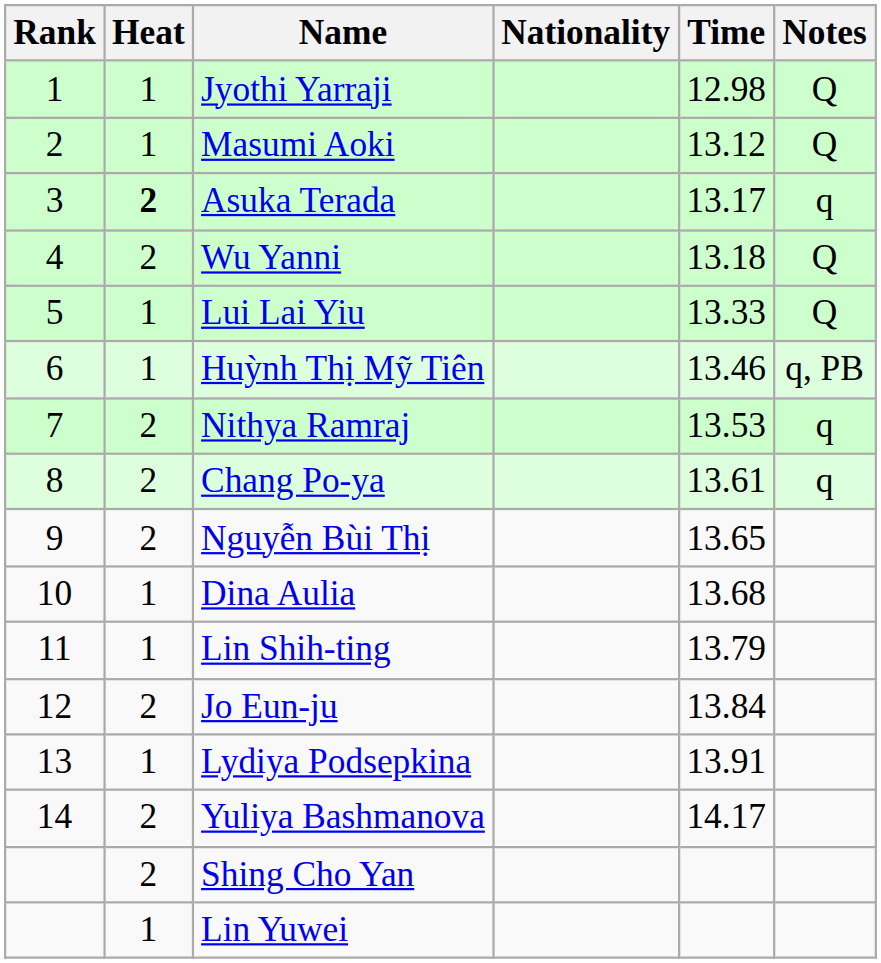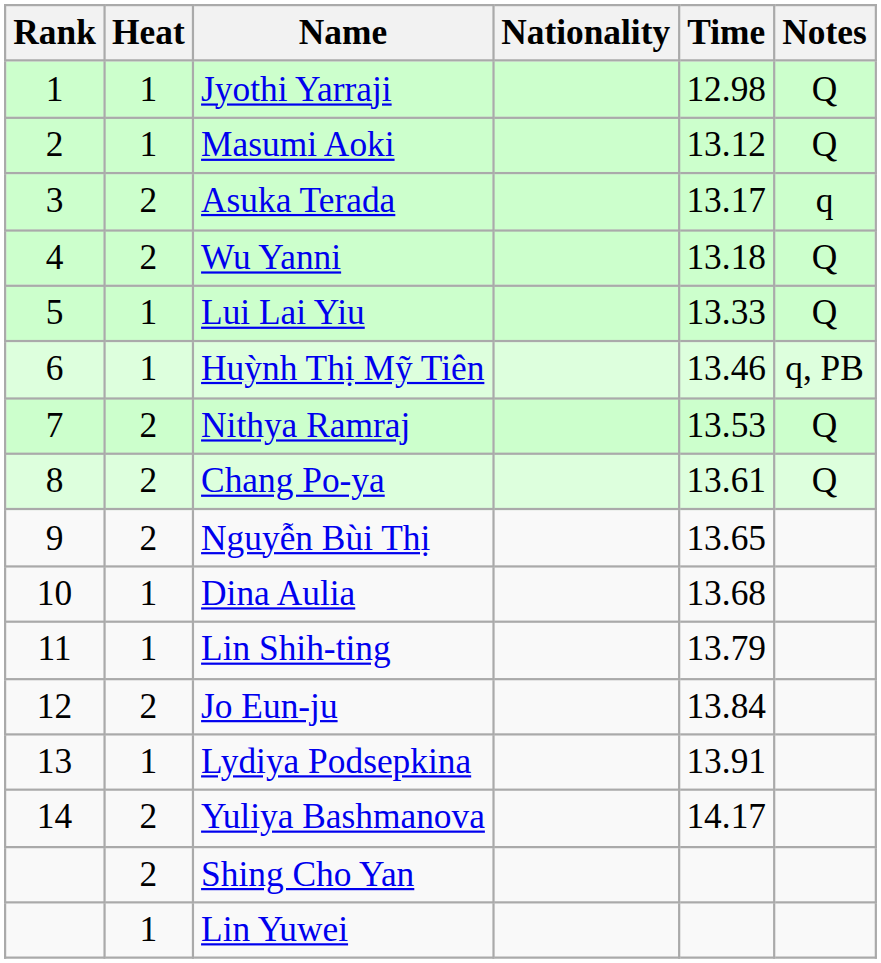(148, 200) bold -> (148, 200) normal
(825, 425) q -> (825, 425) Q
(825, 481) q -> (825, 481) Q
